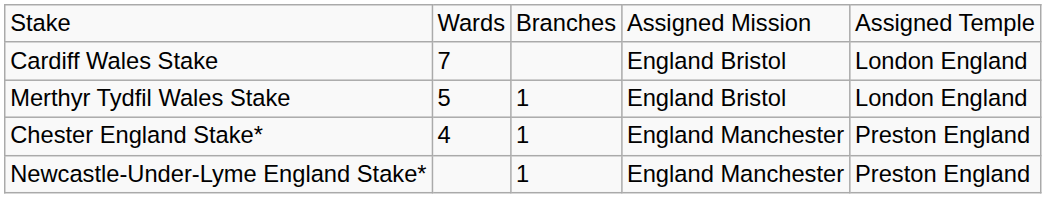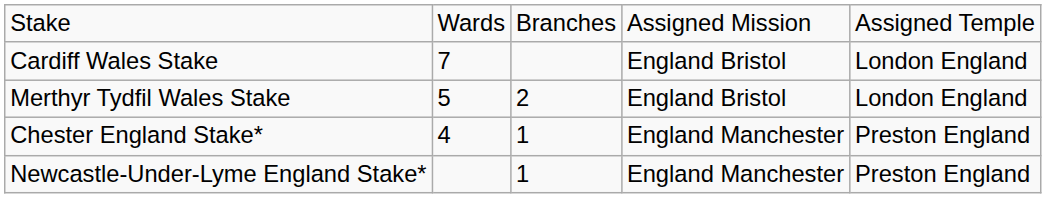(523, 98) 1 -> (523, 98) 2
